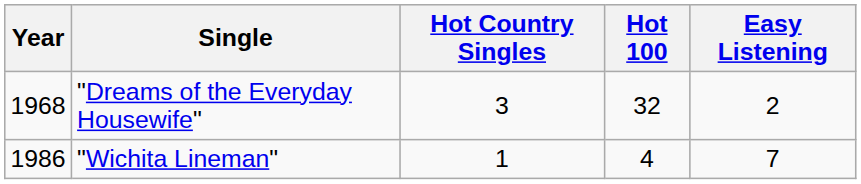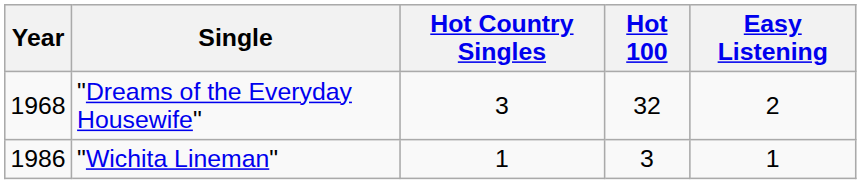(647, 158) 4 -> (647, 158) 3
(773, 158) 7 -> (773, 158) 1
